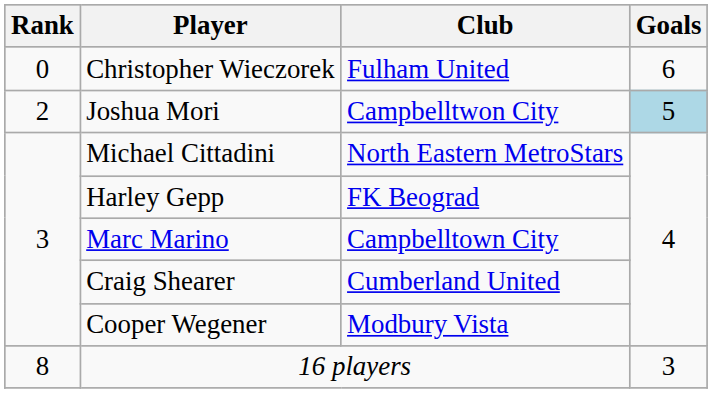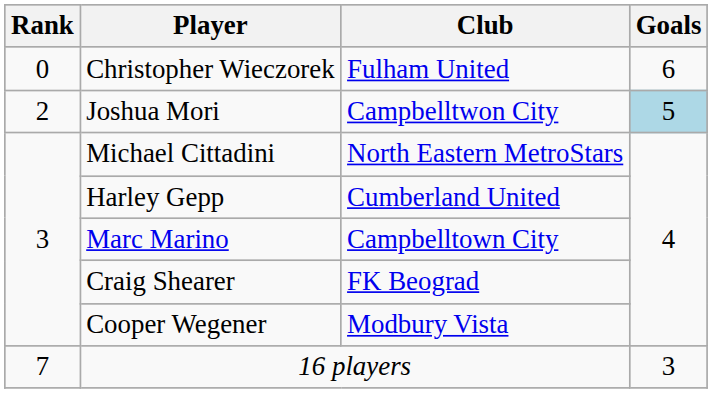(413, 196) FK Beograd -> (453, 196) Cumberland United
(453, 281) Cumberland United -> (413, 281) FK Beograd
(42, 366) 8 -> (42, 366) 7
